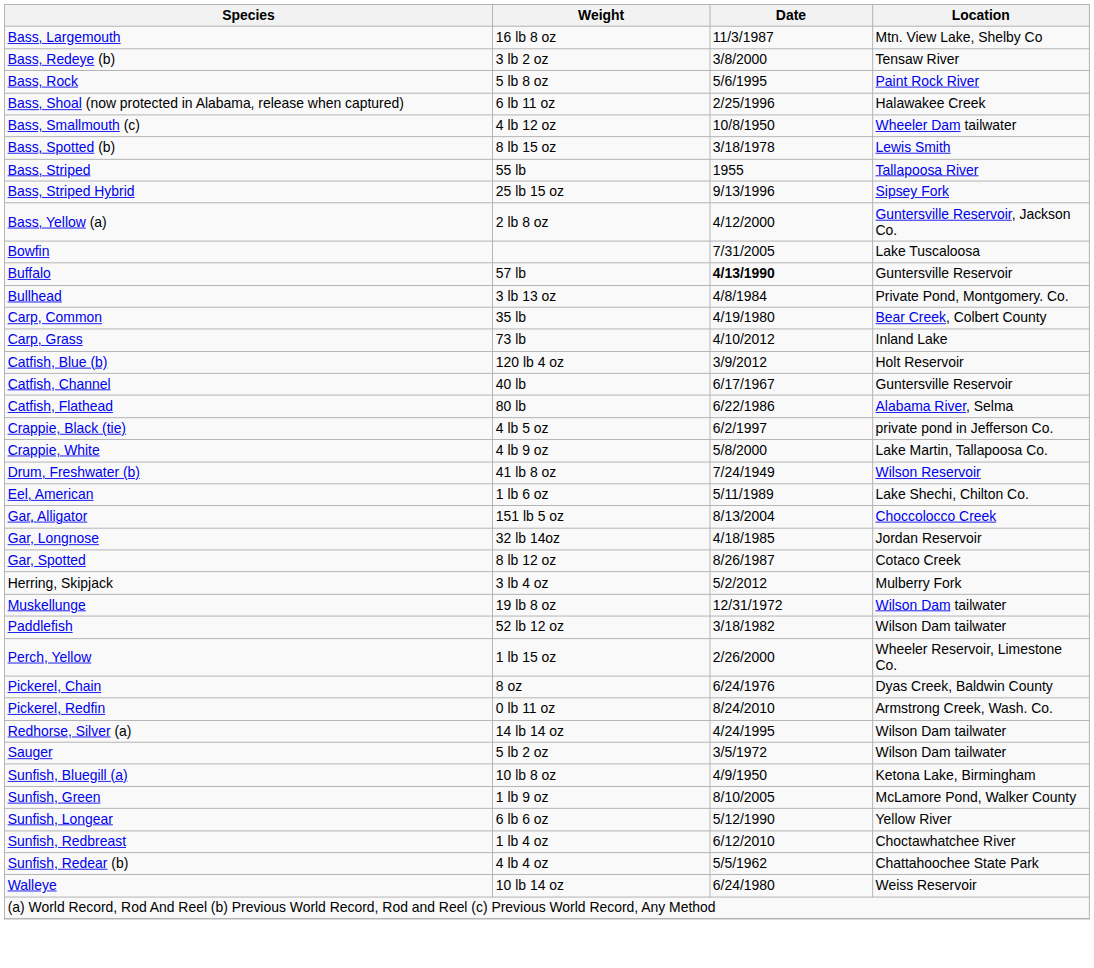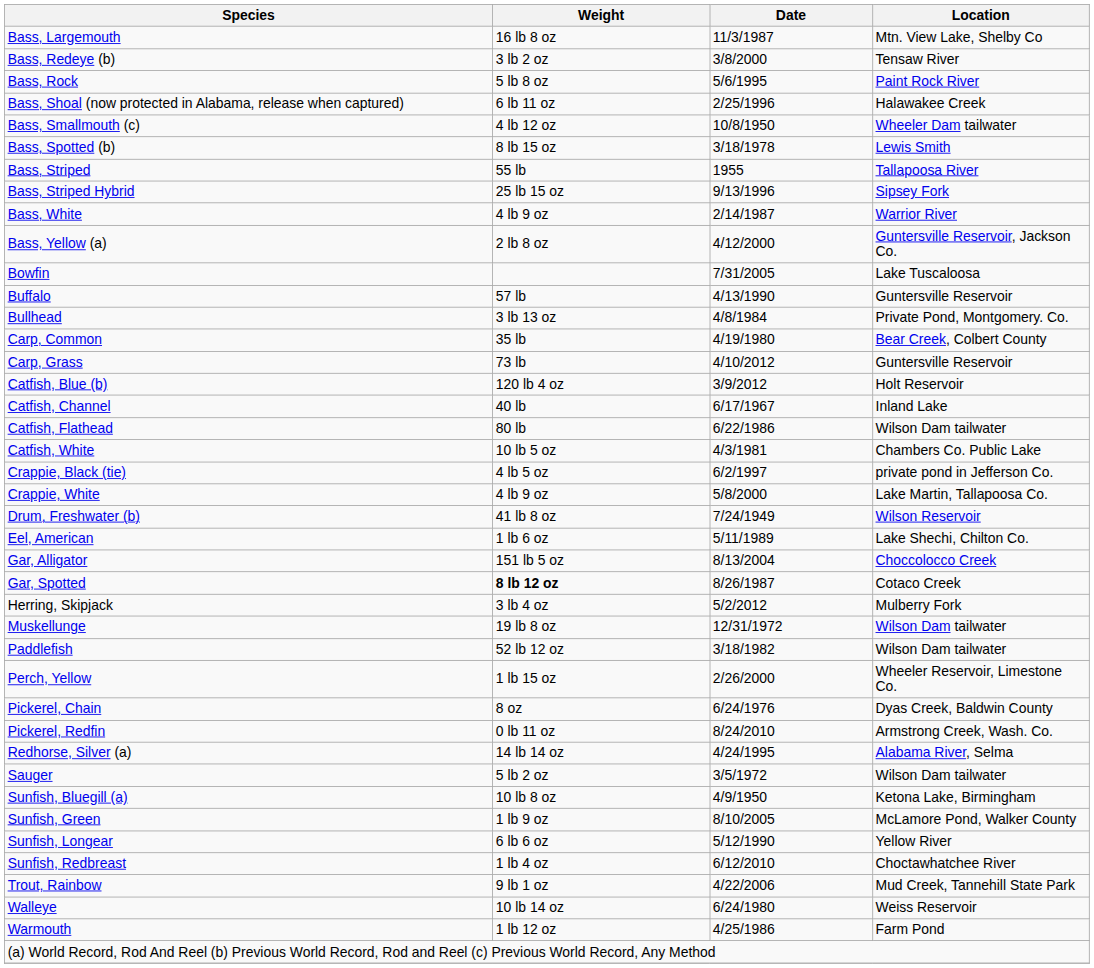+ row: (45, 214)
(744, 274) bold -> (744, 296) normal
(912, 340) Inland Lake -> (944, 362) Guntersville Reservoir
(944, 384) Guntersville Reservoir -> (912, 406) Inland Lake
(944, 406) Alabama River, Selma -> (941, 428) Wilson Dam tailwater
+ row: (51, 450)
- row: (53, 538)
(526, 561) normal -> (527, 583) bold
(941, 731) Wilson Dam tailwater -> (944, 753) Alabama River, Selma
- row: (68, 863)
+ row: (55, 885)
+ row: (39, 929)
